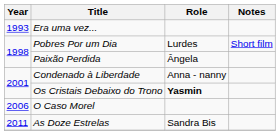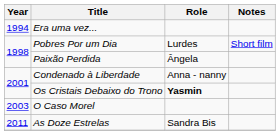(18, 28) 1993 -> (18, 28) 1994
(18, 106) 2006 -> (18, 106) 2003
